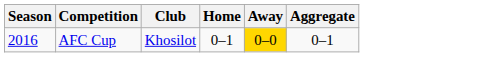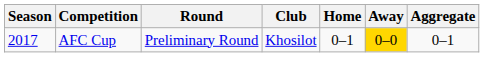+ column: (202, 16)
(23, 39) 2016 -> (23, 39) 2017
